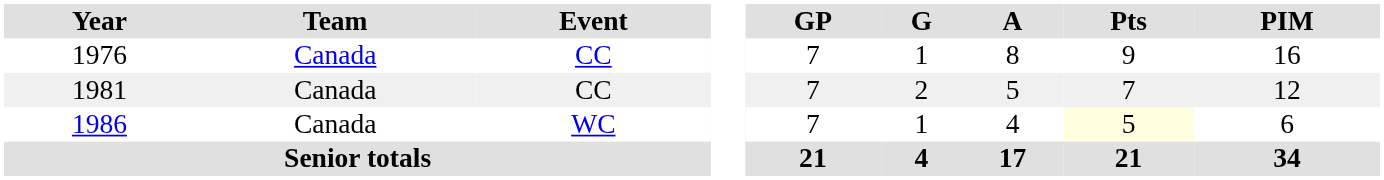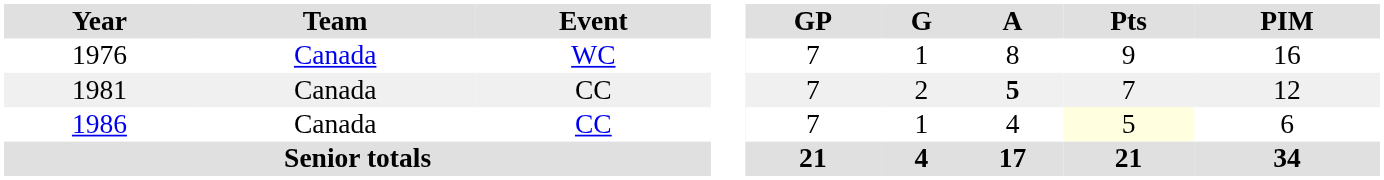(593, 55) CC -> (593, 55) WC
(1013, 89) normal -> (1013, 89) bold
(593, 124) WC -> (593, 124) CC
